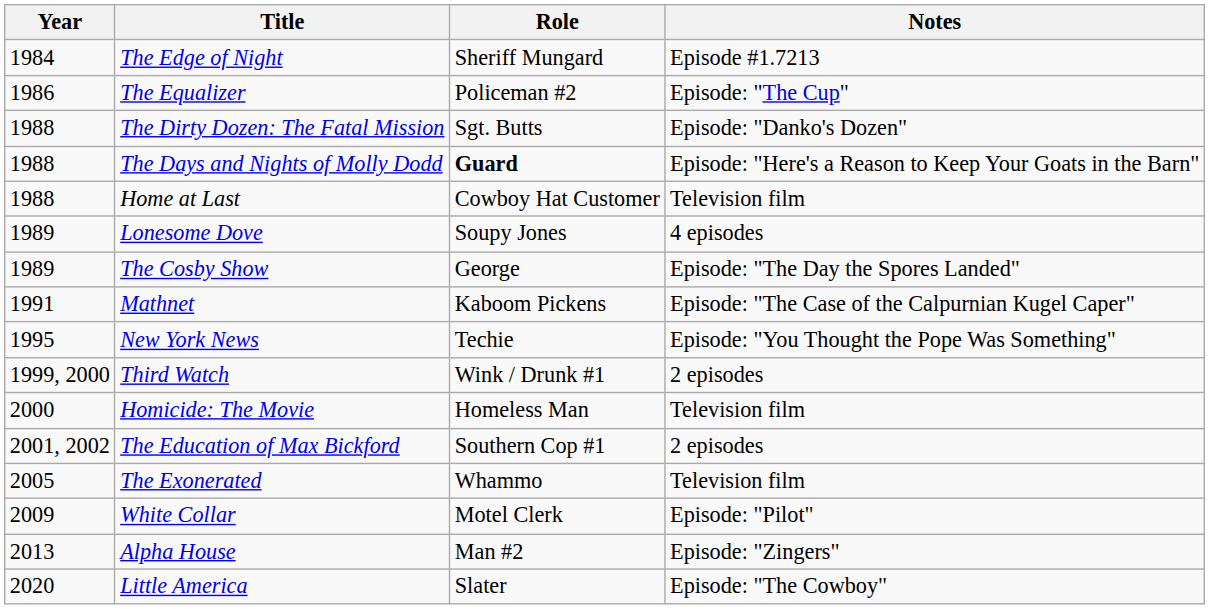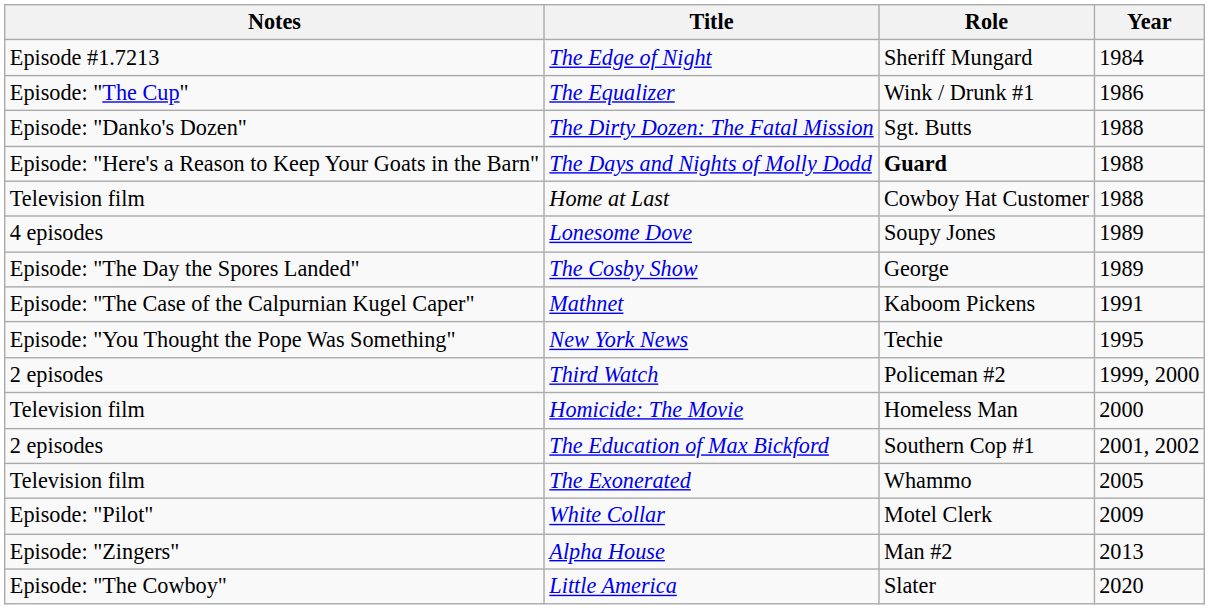columns swapped: (60, 22) <-> (935, 22)
(516, 92) Policeman #2 -> (959, 92) Wink / Drunk #1
(530, 374) Wink / Drunk #1 -> (945, 374) Policeman #2
